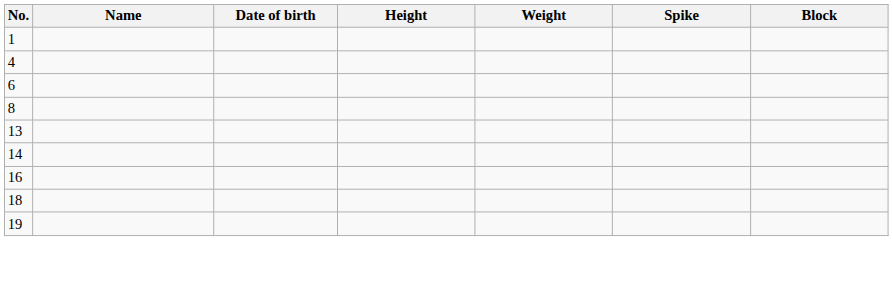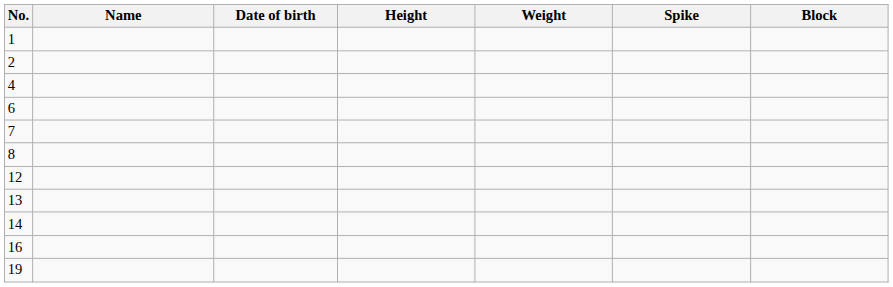+ row: (11, 62)
+ row: (11, 131)
+ row: (15, 177)
- row: (15, 200)
